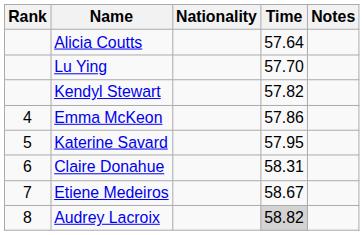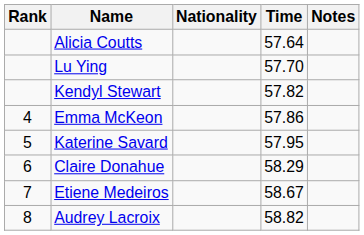(284, 167) 58.31 -> (284, 167) 58.29
(284, 218) lightgrey background -> (284, 218) no background
